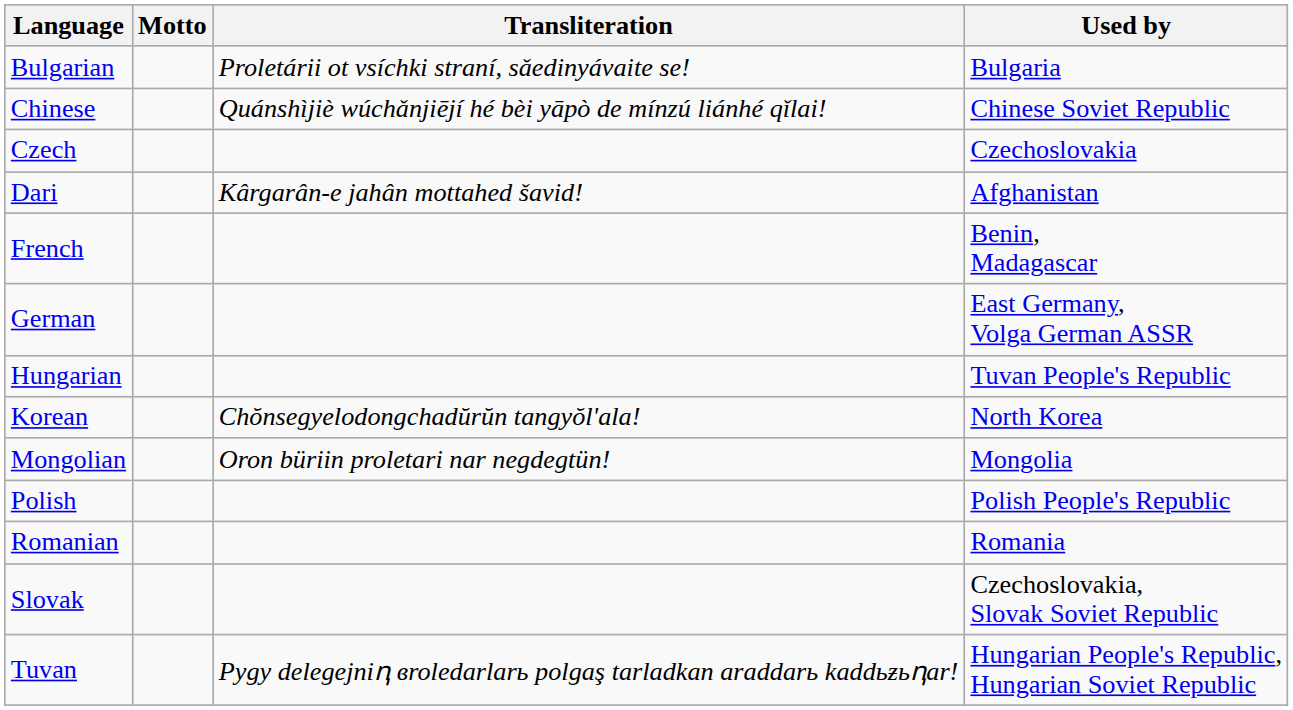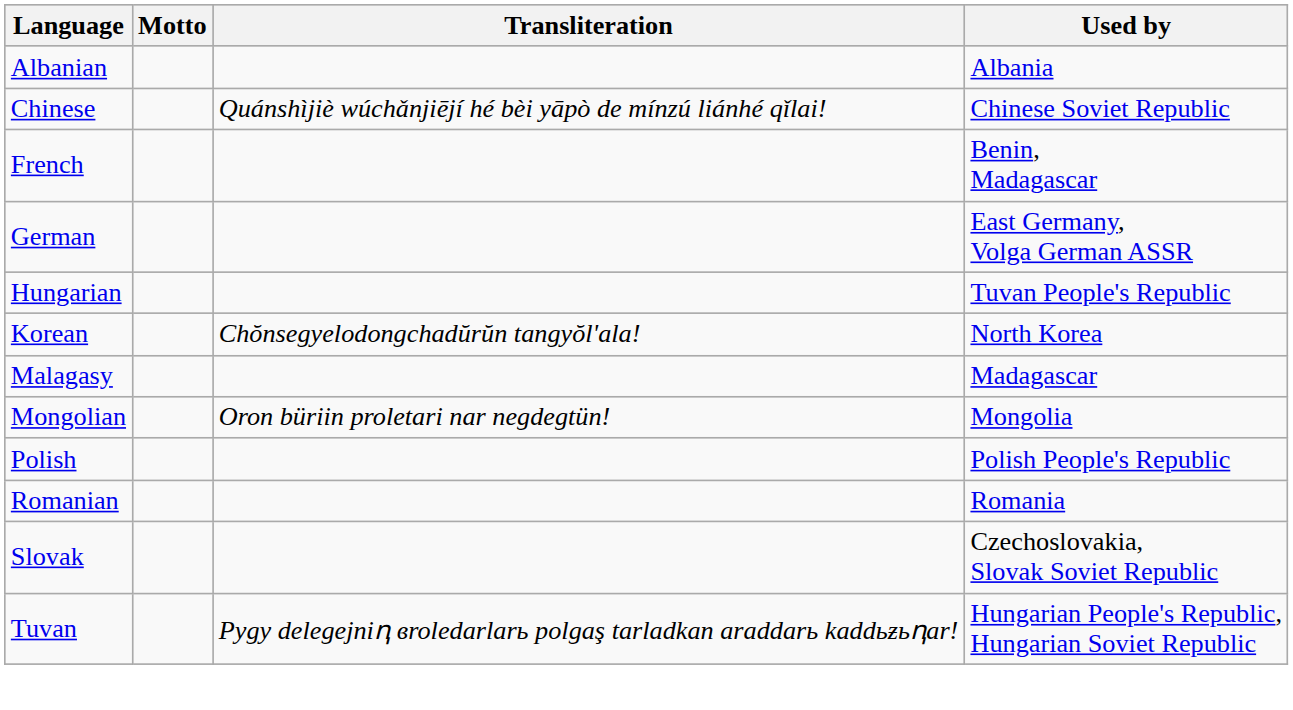+ row: (59, 66)
- row: (63, 66)
- row: (44, 150)
- row: (34, 191)
+ row: (62, 375)
